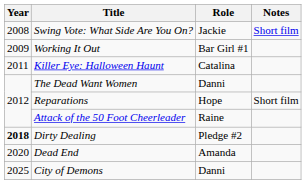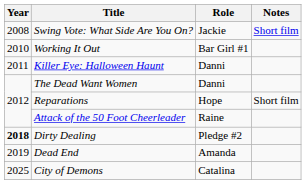(18, 48) 2009 -> (18, 48) 2010
(217, 65) Catalina -> (212, 65) Danni
(18, 153) 2020 -> (18, 153) 2019
(212, 170) Danni -> (217, 170) Catalina
